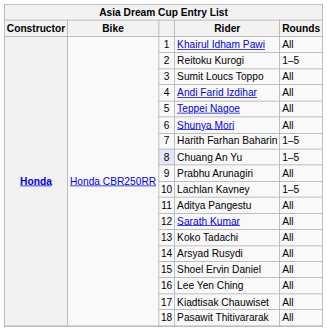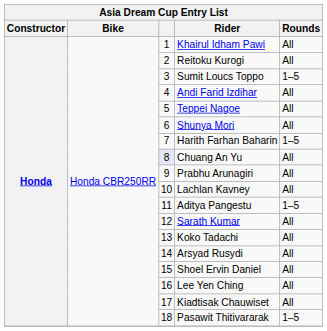(291, 60) 1–5 -> (288, 60) All
(288, 76) All -> (291, 76) 1–5
(291, 157) 1–5 -> (288, 157) All
(291, 189) 1–5 -> (288, 189) All
(288, 205) All -> (291, 205) 1–5
(288, 317) All -> (291, 317) 1–5
